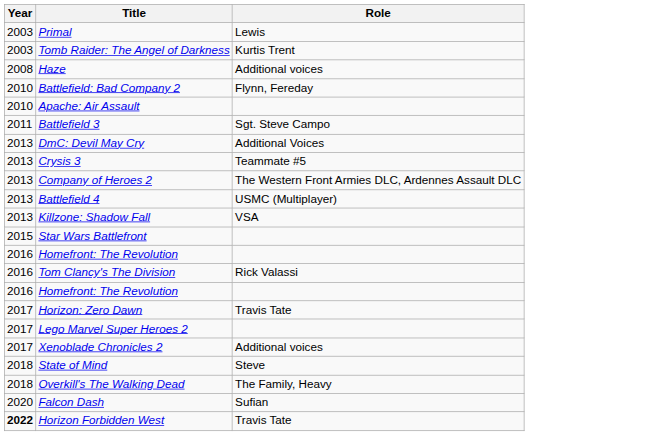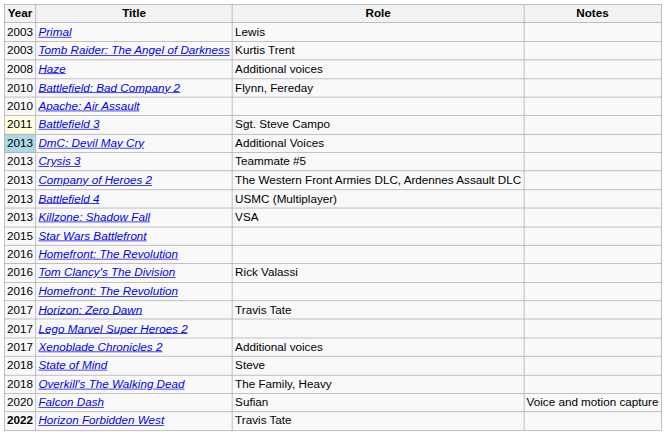+ column: (592, 13)
(20, 124) no background -> (20, 124) lightyellow background
(20, 143) no background -> (20, 143) lightblue background
